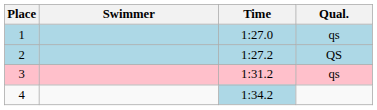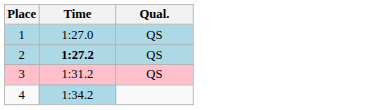- column: (129, 14)
(334, 34) qs -> (154, 34) QS
(257, 54) normal -> (77, 54) bold
(334, 74) qs -> (154, 74) QS
